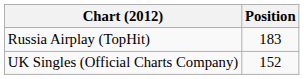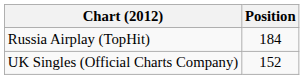(270, 39) 183 -> (270, 39) 184
